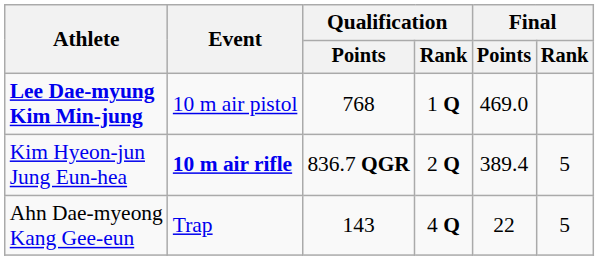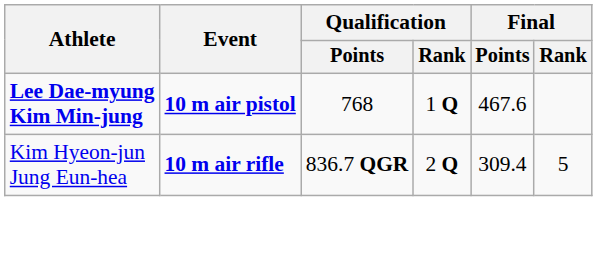(235, 104) normal -> (230, 104) bold
(504, 104) 469.0 -> (502, 104) 467.6
(504, 164) 389.4 -> (502, 164) 309.4
- row: (86, 225)
